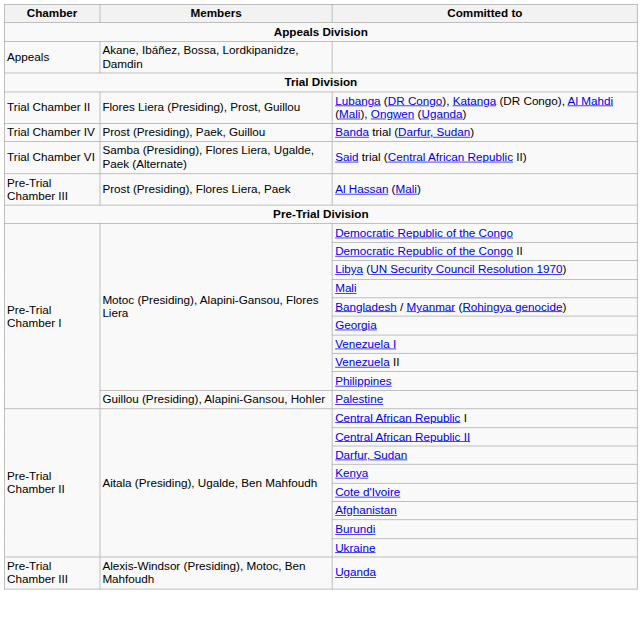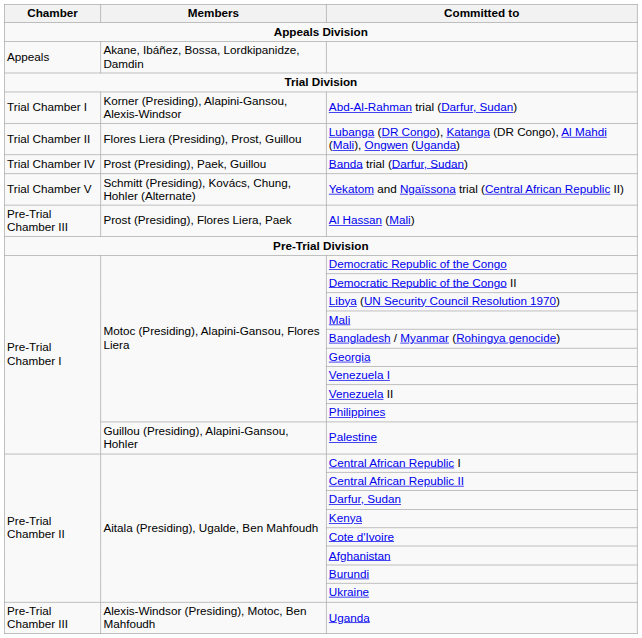+ row: (423, 107)
+ row: (476, 189)
- row: (431, 157)
